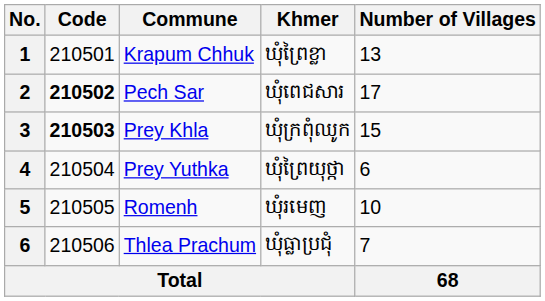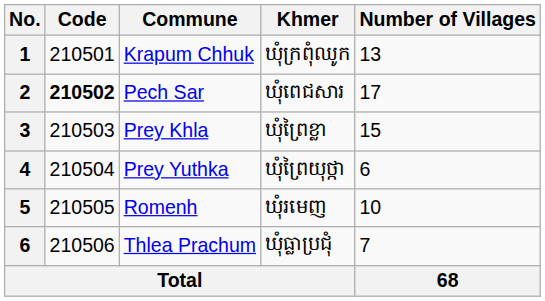(296, 53) ឃុំព្រៃខ្លា -> (308, 53) ឃុំក្រពុំឈូក
(82, 131) bold -> (82, 131) normal
(308, 129) ឃុំក្រពុំឈូក -> (296, 129) ឃុំព្រៃខ្លា
